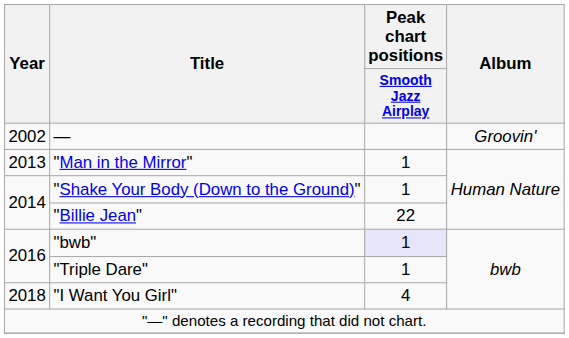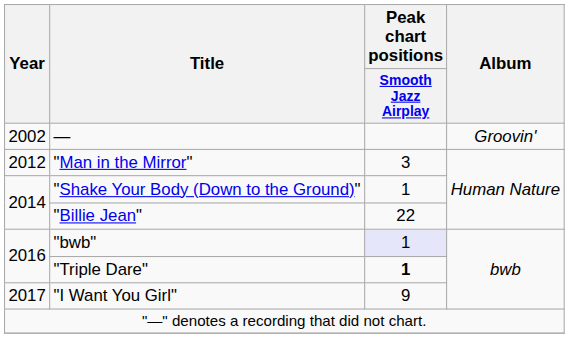(27, 162) 2013 -> (27, 162) 2012
(406, 162) 1 -> (406, 162) 3
(406, 269) normal -> (406, 269) bold
(27, 296) 2018 -> (27, 296) 2017
(406, 296) 4 -> (406, 296) 9
